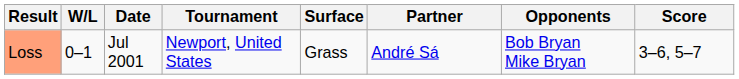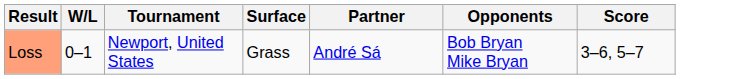- column: (133, 17)
